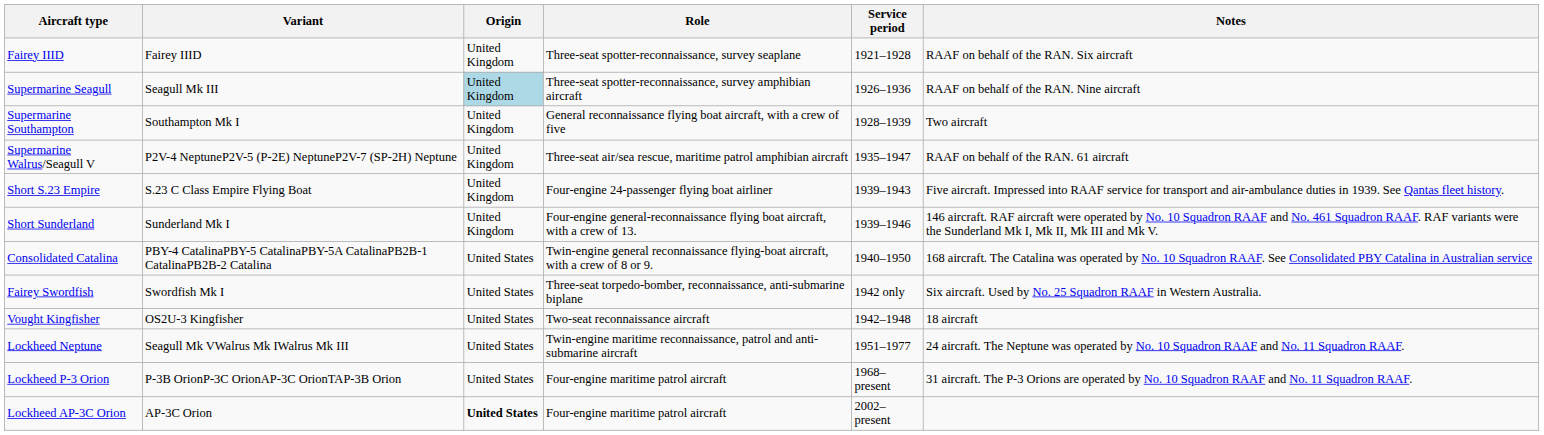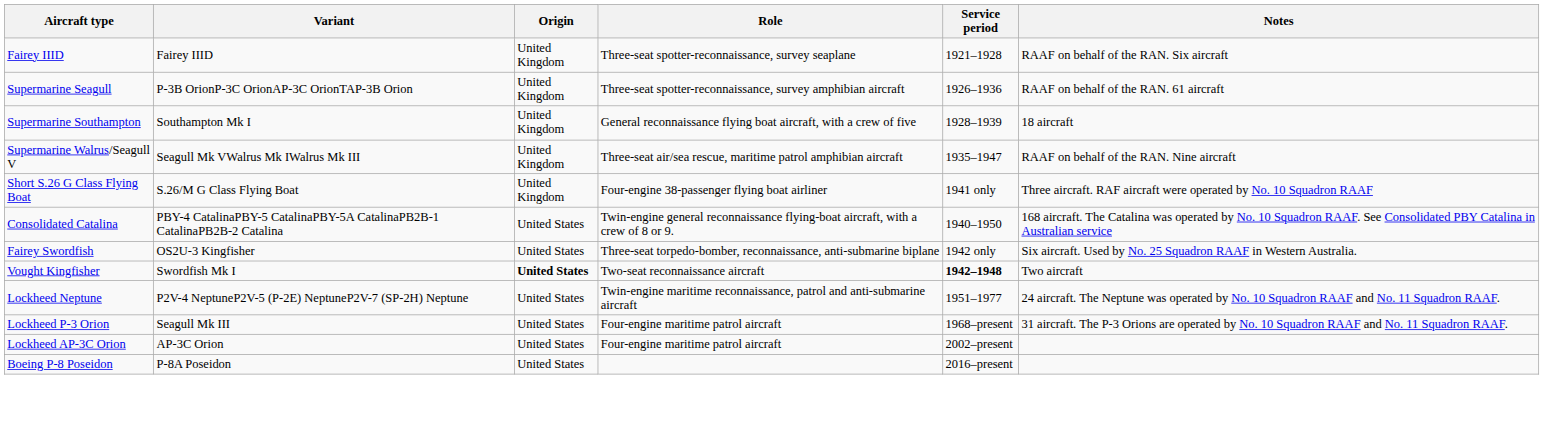(182, 89) Seagull Mk III -> (285, 89) P-3B OrionP-3C OrionAP-3C OrionTAP-3B Orion
(490, 89) lightblue background -> (541, 89) no background
(1033, 89) RAAF on behalf of the RAN. Nine aircraft -> (1123, 89) RAAF on behalf of the RAN. 61 aircraft
(957, 122) Two aircraft -> (1047, 122) 18 aircraft
(301, 156) P2V-4 NeptuneP2V-5 (P-2E) NeptuneP2V-7 (SP-2H) Neptune -> (258, 156) Seagull Mk VWalrus Mk IWalrus Mk III
(1027, 156) RAAF on behalf of the RAN. 61 aircraft -> (1129, 156) RAAF on behalf of the RAN. Nine aircraft
- row: (54, 190)
+ row: (73, 190)
- row: (51, 224)
(185, 292) Swordfish Mk I -> (206, 251) OS2U-3 Kingfisher
(194, 318) OS2U-3 Kingfisher -> (196, 271) Swordfish Mk I
(500, 318) normal -> (553, 271) bold
(883, 318) normal -> (974, 271) bold
(952, 318) 18 aircraft -> (1052, 271) Two aircraft
(247, 345) Seagull Mk VWalrus Mk IWalrus Mk III -> (312, 297) P2V-4 NeptuneP2V-5 (P-2E) NeptuneP2V-7 (SP-2H) Neptune
(273, 379) P-3B OrionP-3C OrionAP-3C OrionTAP-3B Orion -> (193, 324) Seagull Mk III
(502, 413) bold -> (551, 344) normal
+ row: (60, 364)
